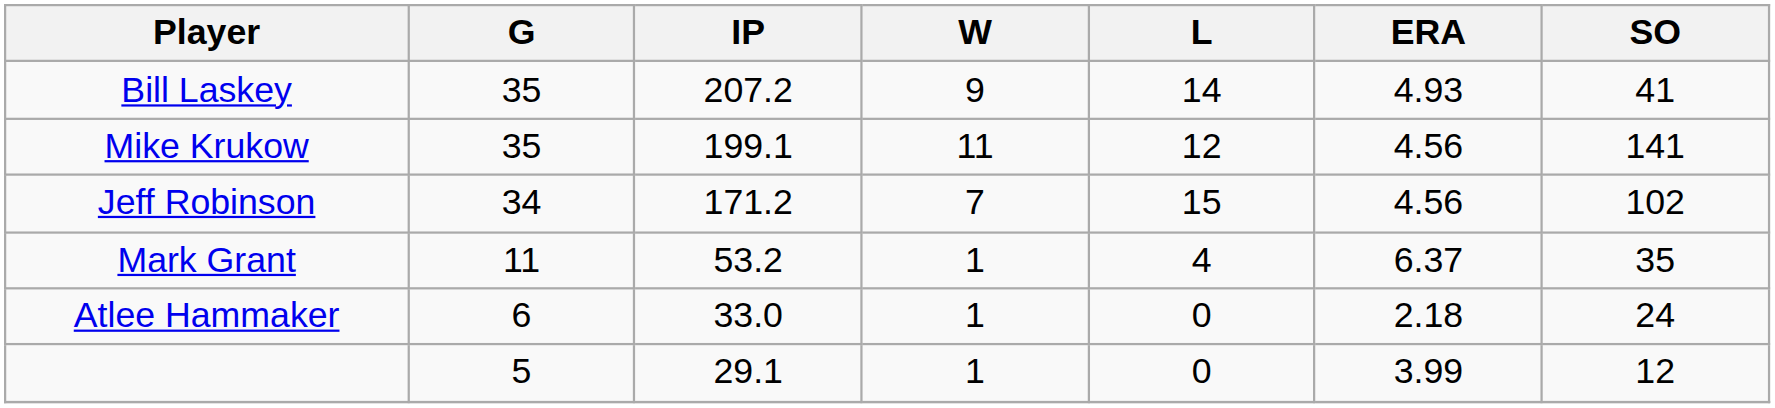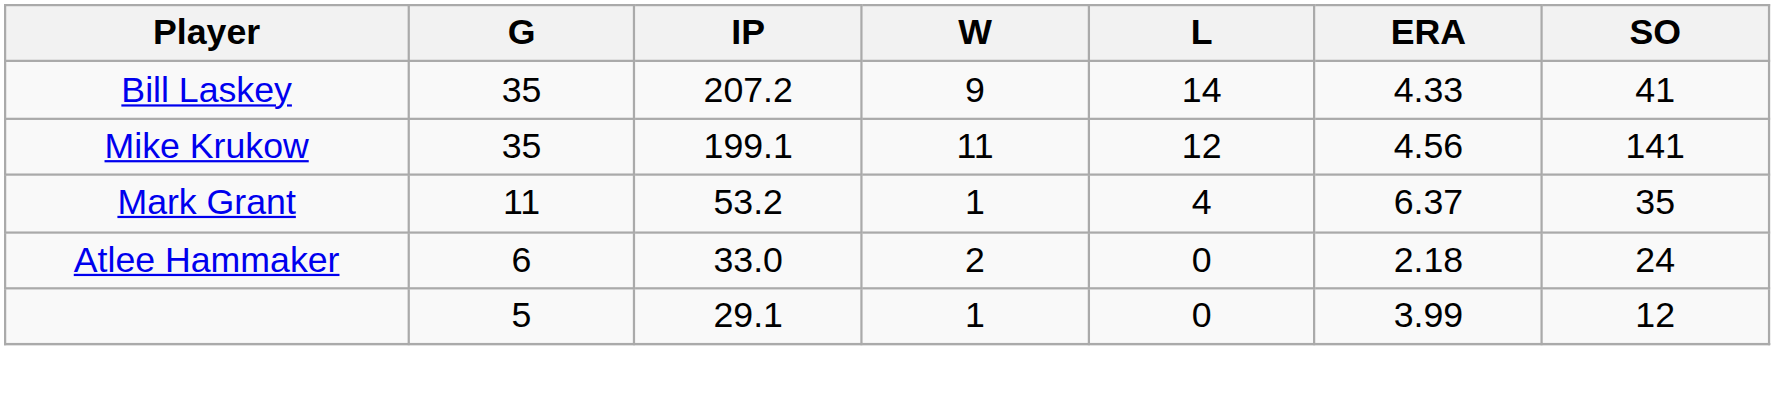(1428, 89) 4.93 -> (1428, 89) 4.33
- row: (207, 202)
(975, 315) 1 -> (975, 259) 2
